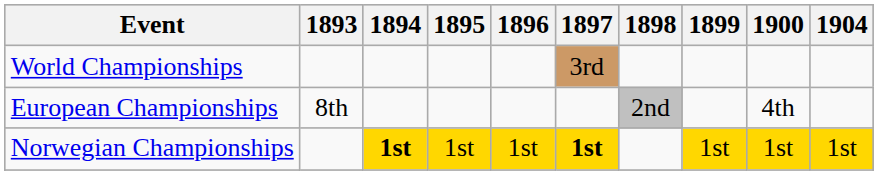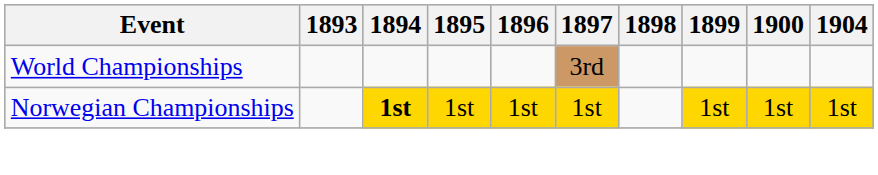- row: (144, 107)
(587, 148) bold -> (587, 107) normal
